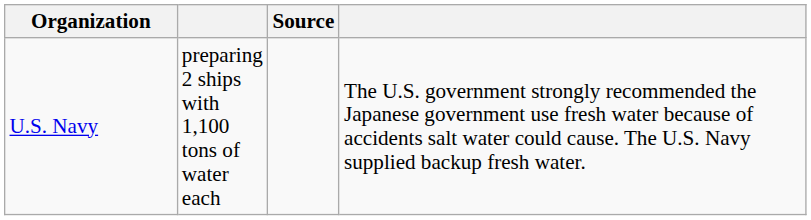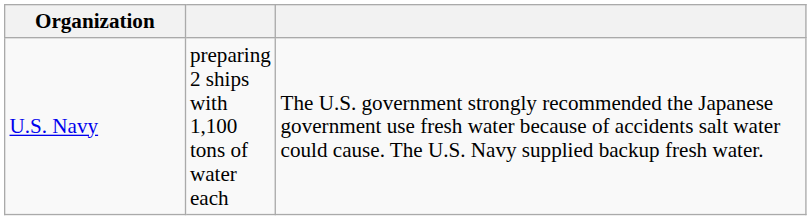- column: (303, 21)
